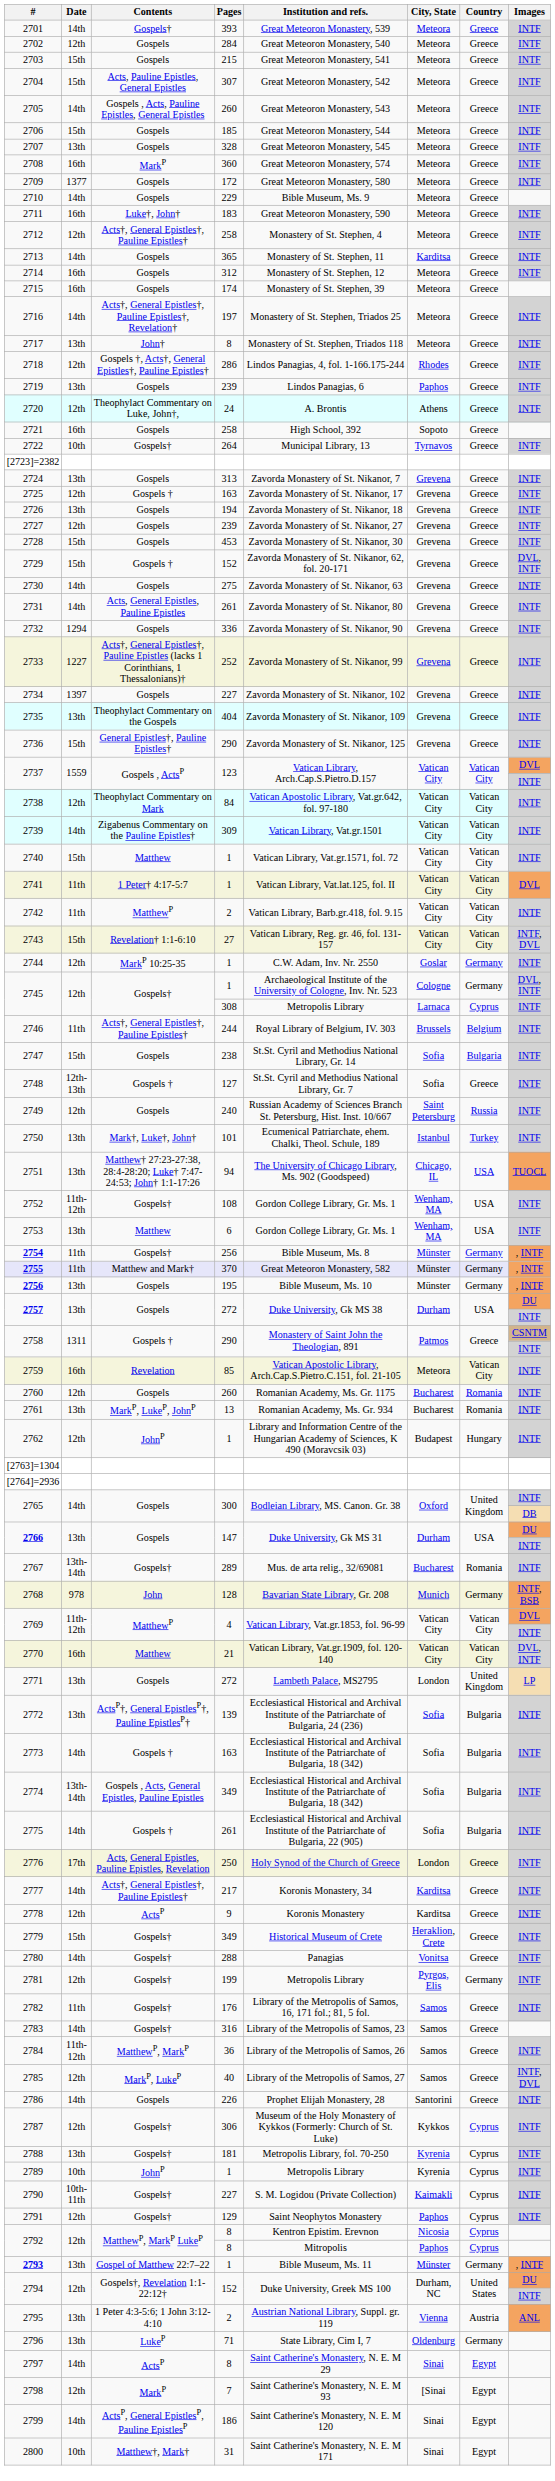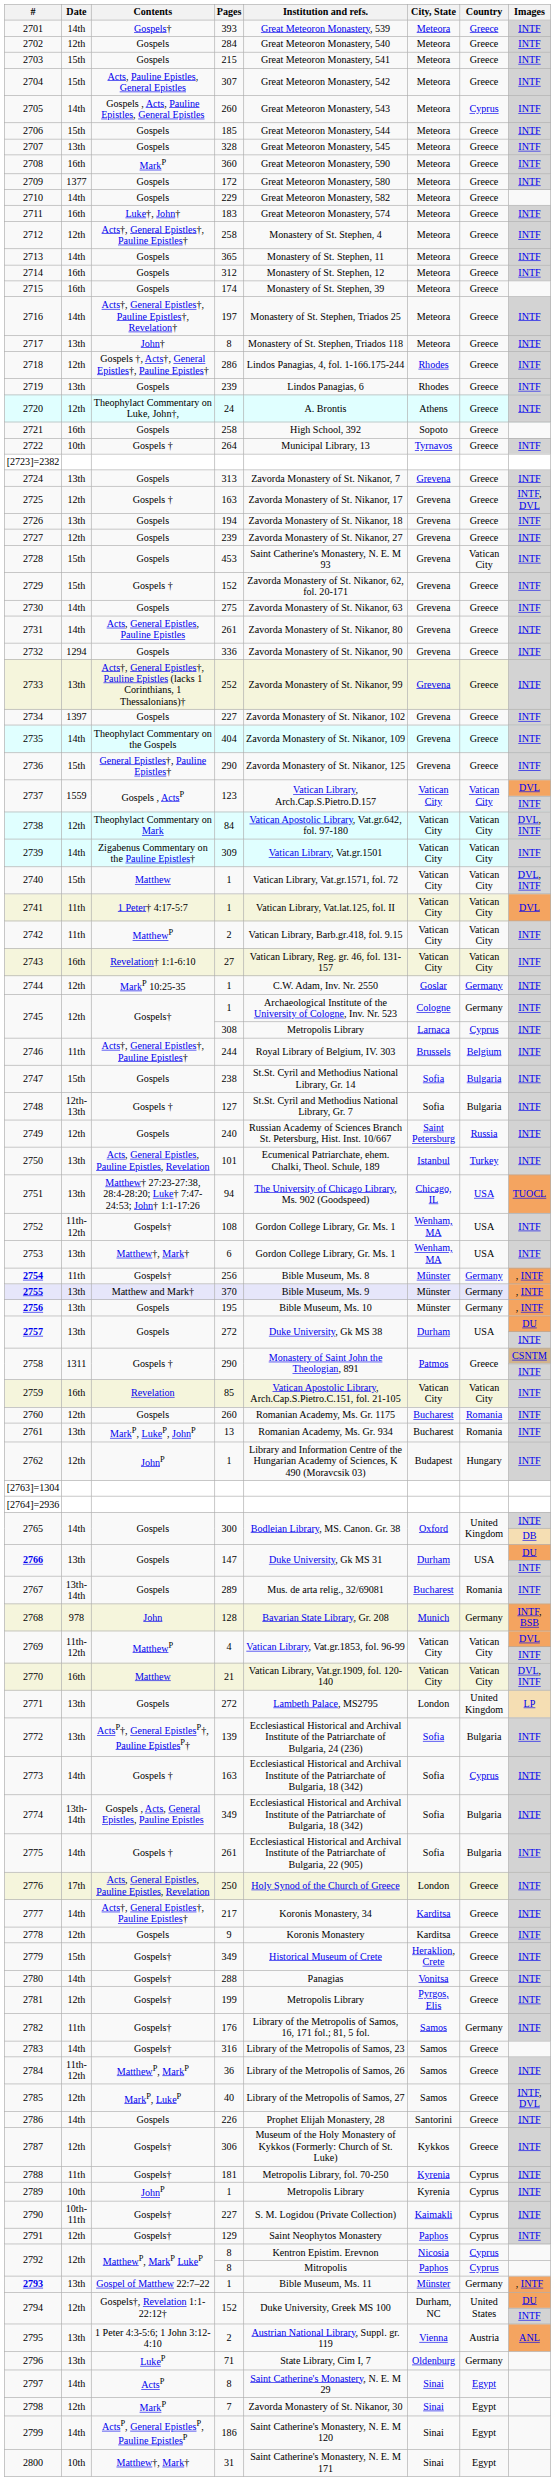(484, 109) Greece -> (484, 109) Cyprus
(326, 164) Great Meteoron Monastery, 574 -> (326, 164) Great Meteoron Monastery, 590
(326, 197) Bible Museum, Ms. 9 -> (326, 197) Great Meteoron Monastery, 582
(326, 213) Great Meteoron Monastery, 590 -> (326, 213) Great Meteoron Monastery, 574
(434, 257) Karditsa -> (434, 257) Meteora
(434, 386) Paphos -> (434, 386) Rhodes
(153, 446) Gospels† -> (153, 446) Gospels †
(529, 494) INTF -> (529, 499) INTF, DVL
(326, 542) Zavorda Monastery of St. Nikanor, 30 -> (326, 559) Saint Catherine's Monastery, N. E. M 93
(484, 542) Greece -> (484, 559) Vatican City
(529, 563) DVL, INTF -> (529, 586) INTF
(76, 661) 1227 -> (76, 684) 13th
(76, 716) 13th -> (76, 739) 14th
(529, 803) INTF -> (529, 825) DVL, INTF
(529, 857) INTF -> (529, 880) DVL, INTF
(76, 939) 15th -> (76, 962) 16th
(529, 939) INTF, DVL -> (529, 962) INTF
(529, 985) DVL, INTF -> (529, 1008) INTF
(484, 1083) Greece -> (484, 1106) Bulgaria
(153, 1138) Mark†, Luke†, John† -> (153, 1161) Acts, General Epistles, Pauline Epistles, Revelation
(153, 1231) Matthew -> (153, 1254) Matthew†, Mark†
(76, 1269) 11th -> (76, 1292) 13th
(326, 1269) Great Meteoron Monastery, 582 -> (326, 1292) Bible Museum, Ms. 9
(434, 1370) Meteora -> (434, 1393) Vatican City
(153, 1567) Gospels† -> (153, 1590) Gospels
(484, 1753) Bulgaria -> (484, 1775) Cyprus
(153, 1913) ActsP -> (153, 1935) Gospels
(484, 1980) Germany -> (484, 2000) Greece
(484, 2007) Greece -> (484, 2027) Germany
(484, 2127) Cyprus -> (484, 2147) Greece
(76, 2154) 13th -> (76, 2174) 11th
(326, 2391) Saint Catherine's Monastery, N. E. M 93 -> (326, 2407) Zavorda Monastery of St. Nikanor, 30
(434, 2391) [Sinai -> (434, 2407) Sinai
